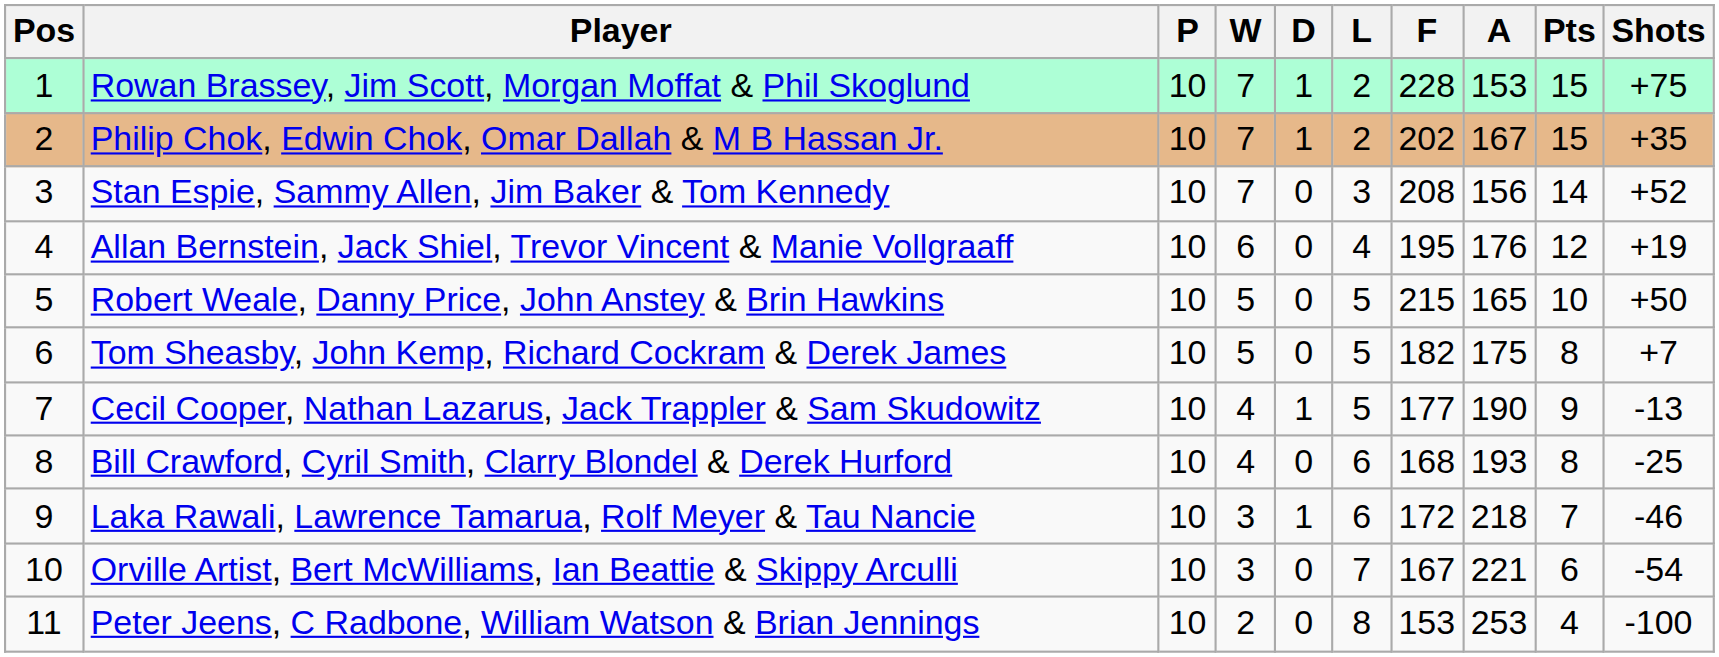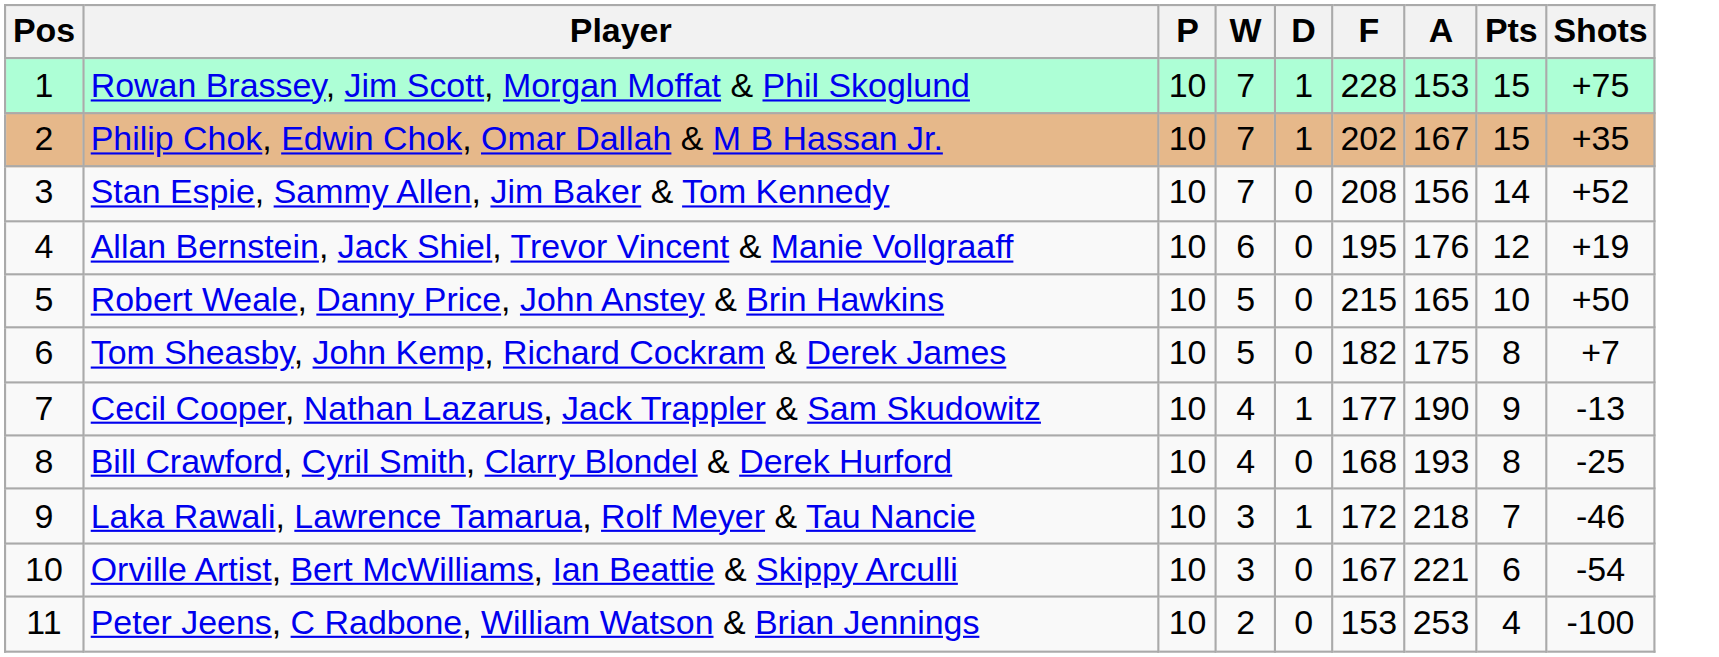- column: (1362, 31)
